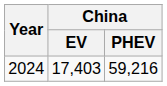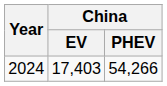(133, 68) 59,216 -> (133, 68) 54,266
